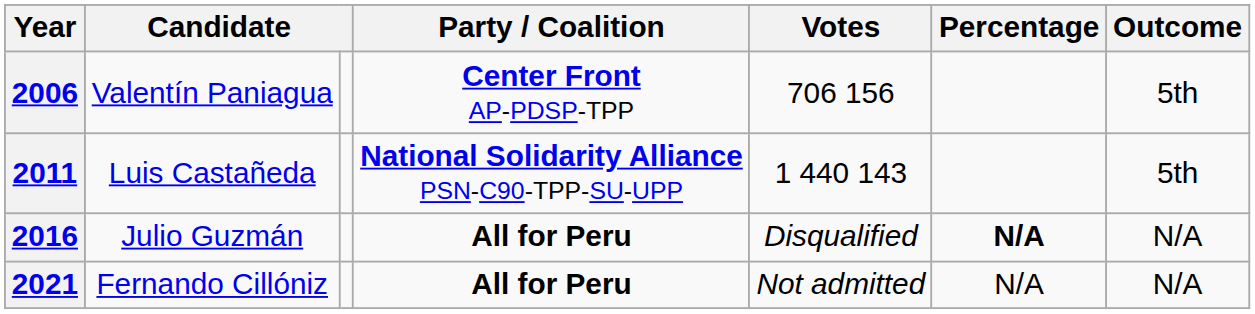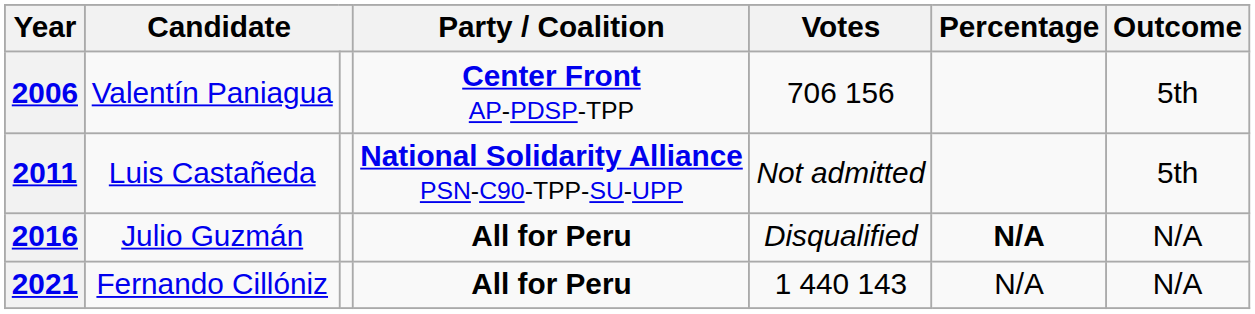(841, 172) 1 440 143 -> (841, 172) Not admitted
(841, 283) Not admitted -> (841, 283) 1 440 143
